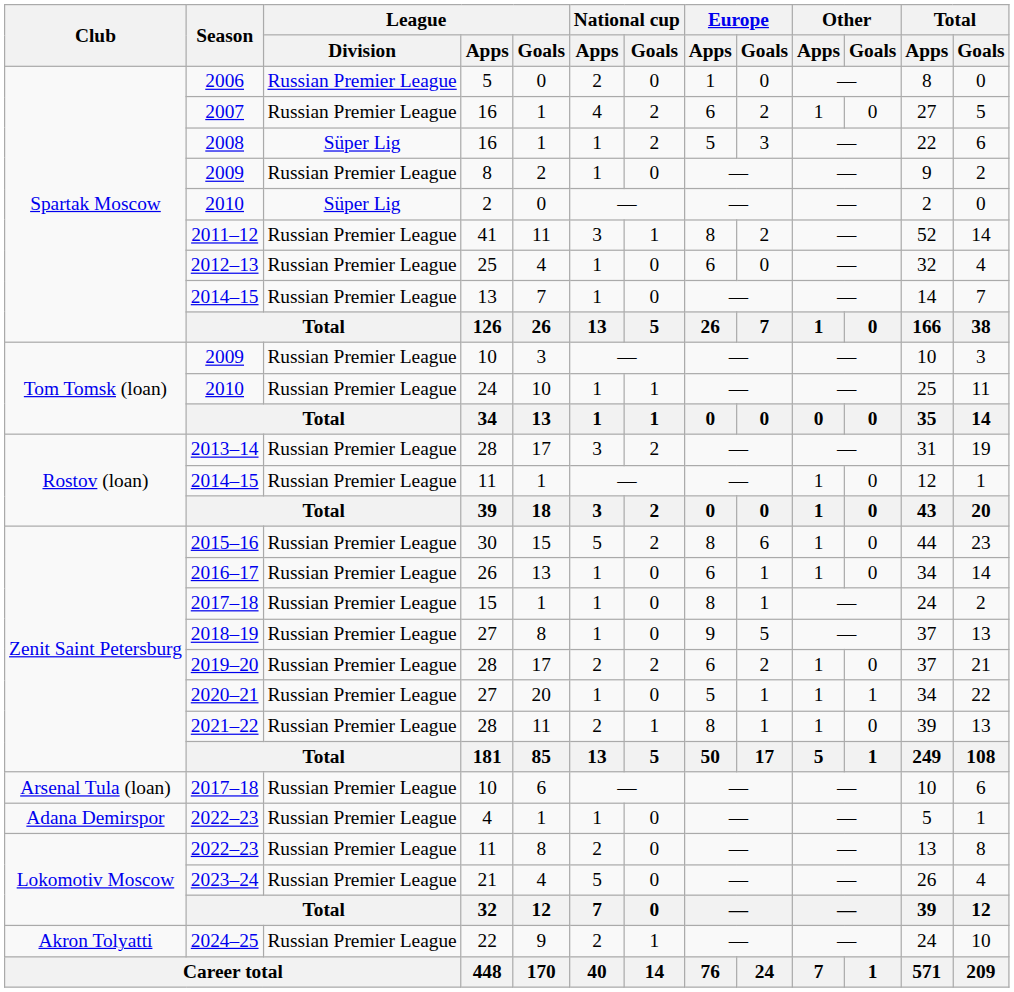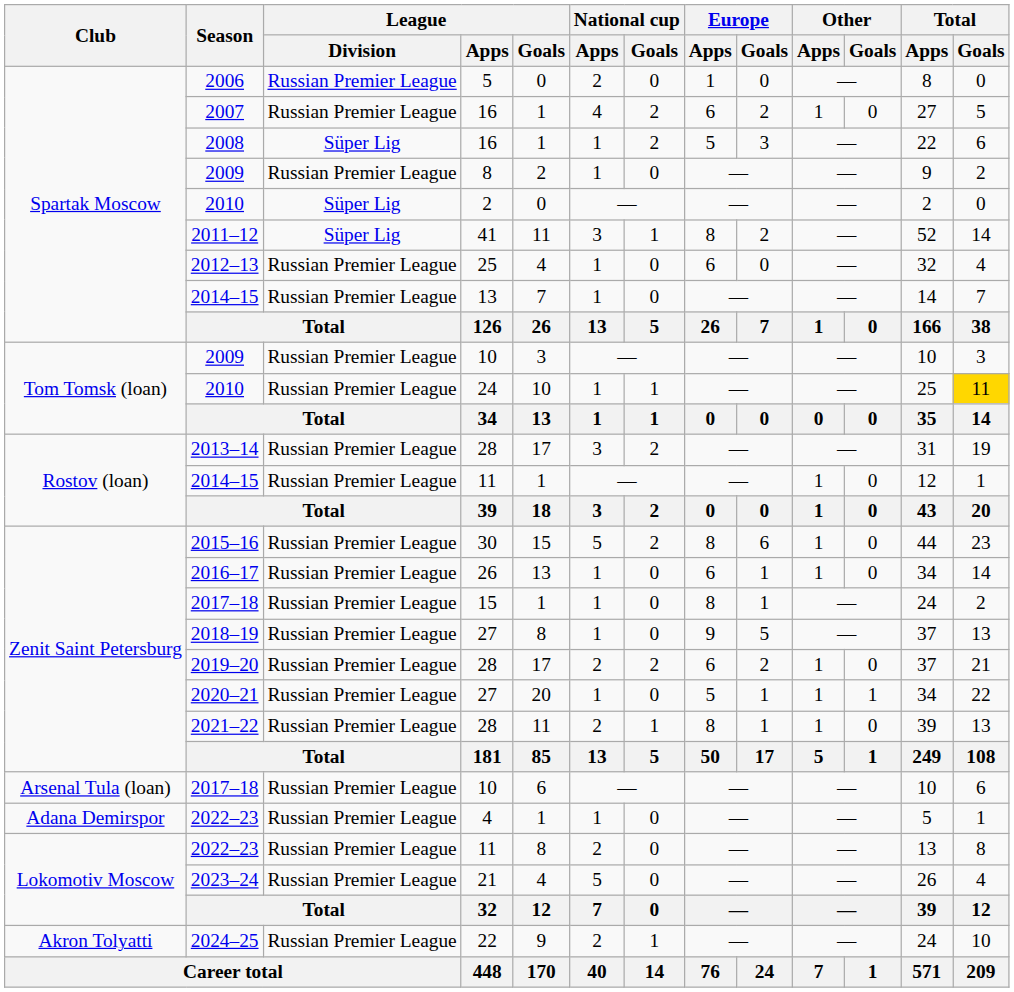(362, 234) Russian Premier League -> (362, 234) Süper Lig
(981, 388) no background -> (981, 388) gold background
